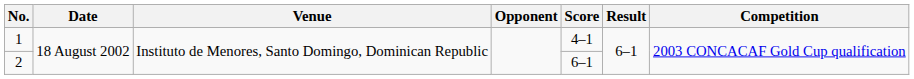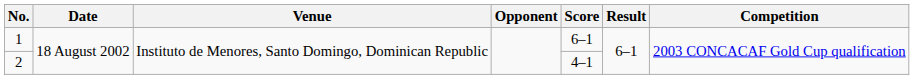(582, 39) 4–1 -> (582, 39) 6–1
(582, 62) 6–1 -> (582, 62) 4–1
